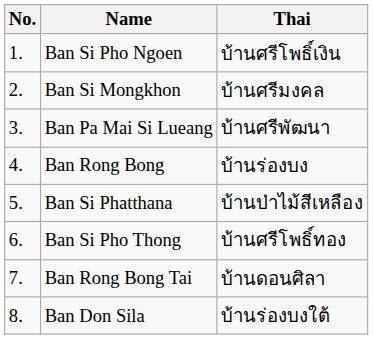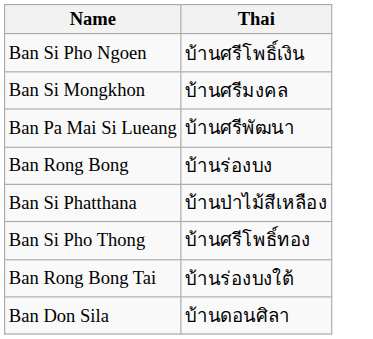- column: (23, 19)
(274, 278) บ้านดอนศิลา -> (239, 278) บ้านร่องบงใต้
(275, 316) บ้านร่องบงใต้ -> (238, 316) บ้านดอนศิลา
